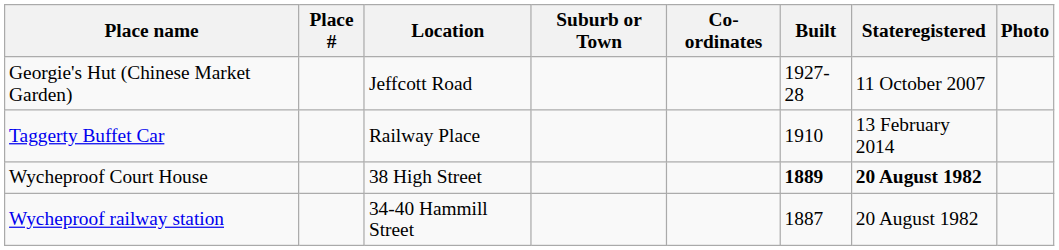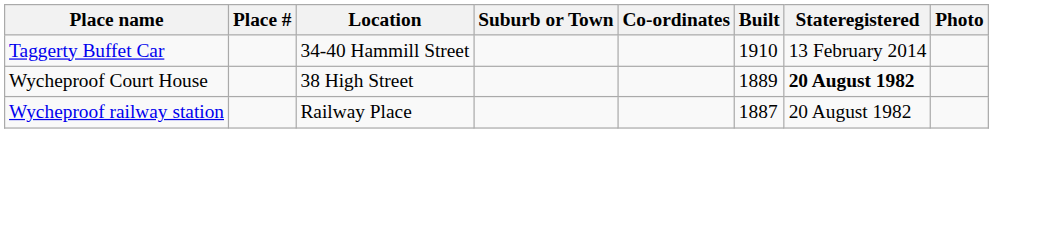- row: (130, 83)
(425, 135) Railway Place -> (385, 50) 34-40 Hammill Street
(804, 177) bold -> (758, 81) normal
(428, 218) 34-40 Hammill Street -> (356, 111) Railway Place
